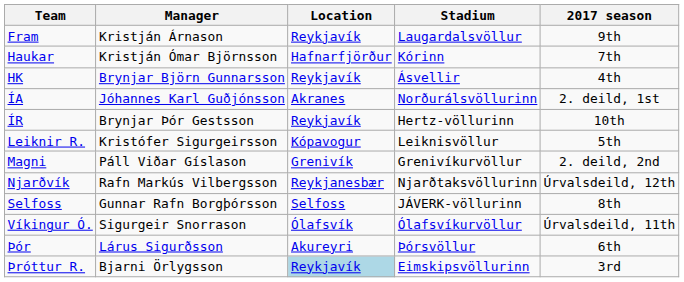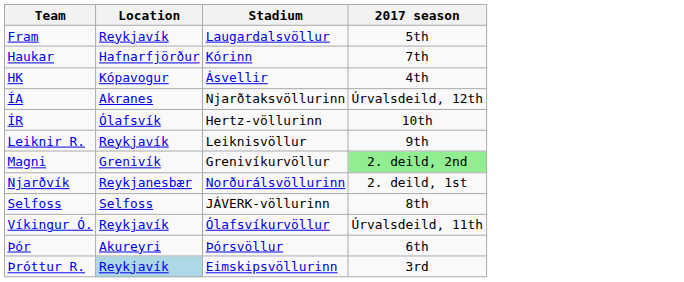- column: (192, 15)
(609, 36) 9th -> (417, 36) 5th
(326, 78) Reykjavík -> (134, 78) Kópavogur
(468, 99) Norðurálsvöllurinn -> (276, 99) Njarðtaksvöllurinn
(609, 99) 2. deild, 1st -> (417, 99) Úrvalsdeild, 12th
(326, 120) Reykjavík -> (130, 120) Ólafsvík
(326, 141) Kópavogur -> (134, 141) Reykjavík
(609, 141) 5th -> (417, 141) 9th
(609, 162) no background -> (417, 162) lightgreen background
(468, 183) Njarðtaksvöllurinn -> (276, 183) Norðurálsvöllurinn
(609, 183) Úrvalsdeild, 12th -> (417, 183) 2. deild, 1st
(322, 225) Ólafsvík -> (134, 225) Reykjavík
